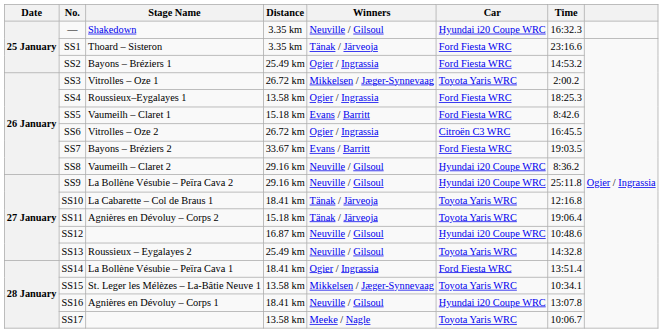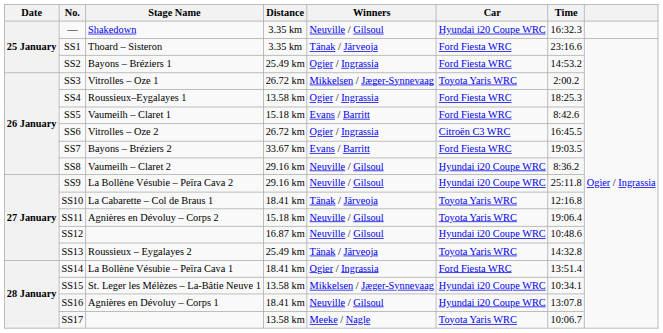(344, 217) Tänak / Järveoja -> (347, 217) Neuville / Gilsoul
(347, 251) Neuville / Gilsoul -> (344, 251) Tänak / Järveoja
(478, 285) Toyota Yaris WRC -> (492, 285) Hyundai i20 Coupe WRC
